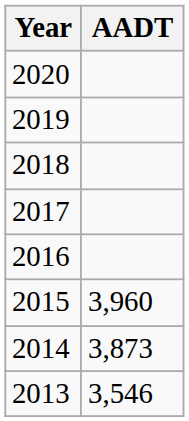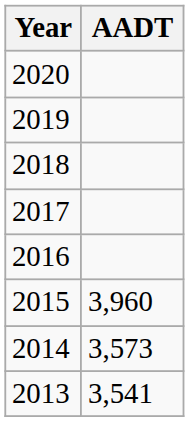(120, 347) 3,873 -> (120, 347) 3,573
(120, 393) 3,546 -> (120, 393) 3,541
